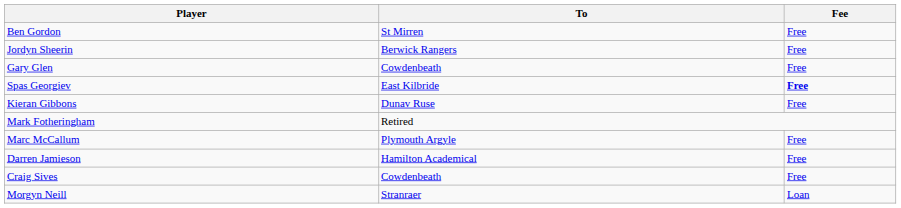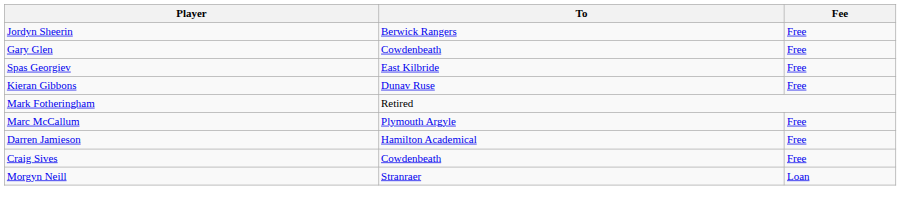- row: (34, 31)
(798, 85) bold -> (797, 67) normal
